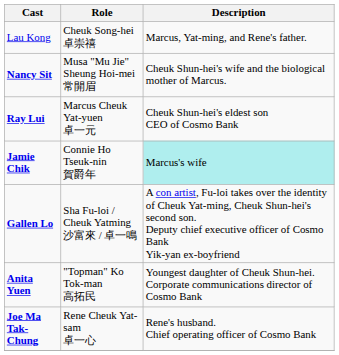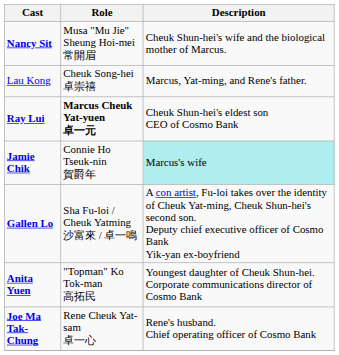rows swapped: (29, 37) <-> (29, 75)
(95, 118) normal -> (98, 118) bold
